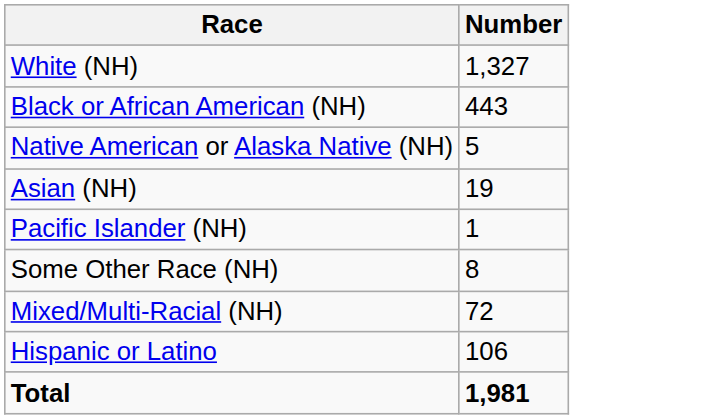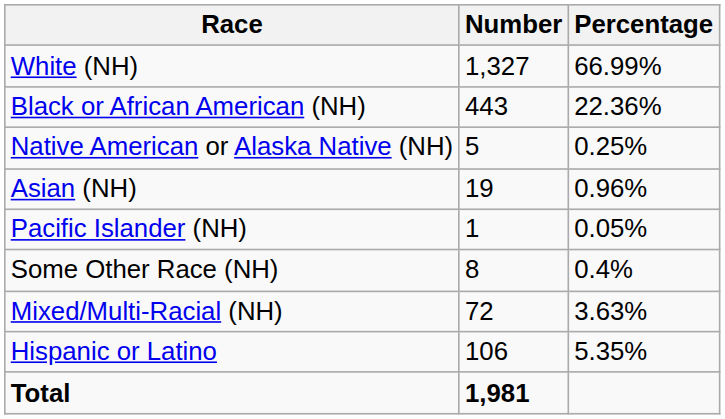+ column: (644, 24)
